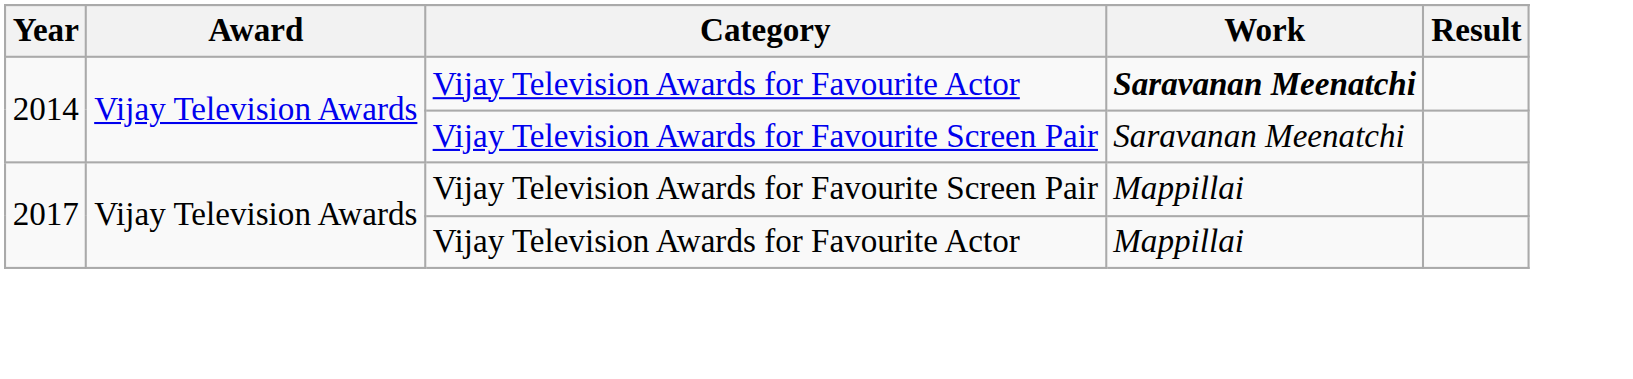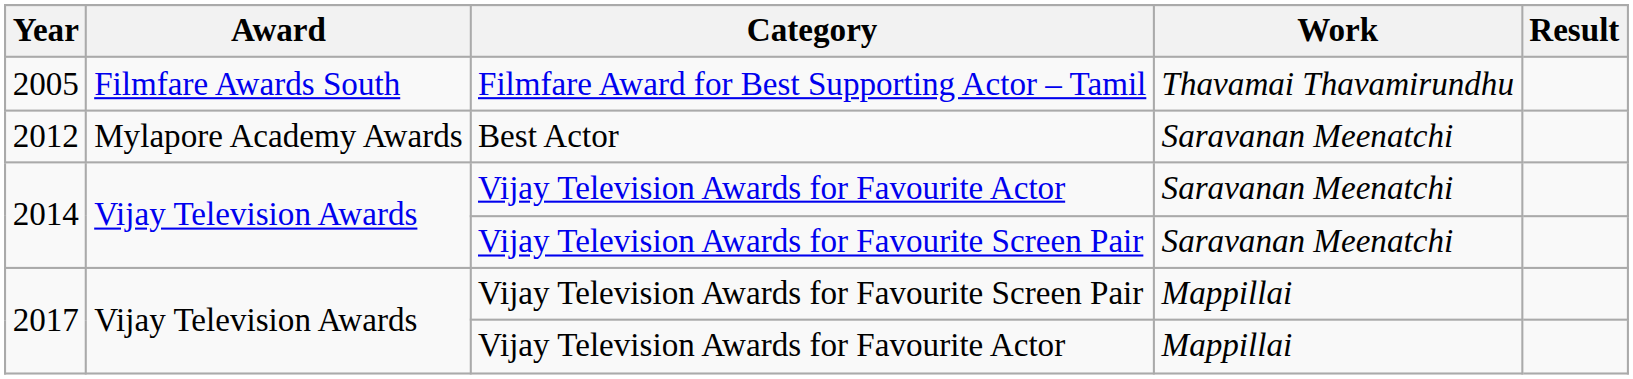+ row: (46, 83)
+ row: (46, 135)
(1265, 83) bold -> (1307, 188) normal
